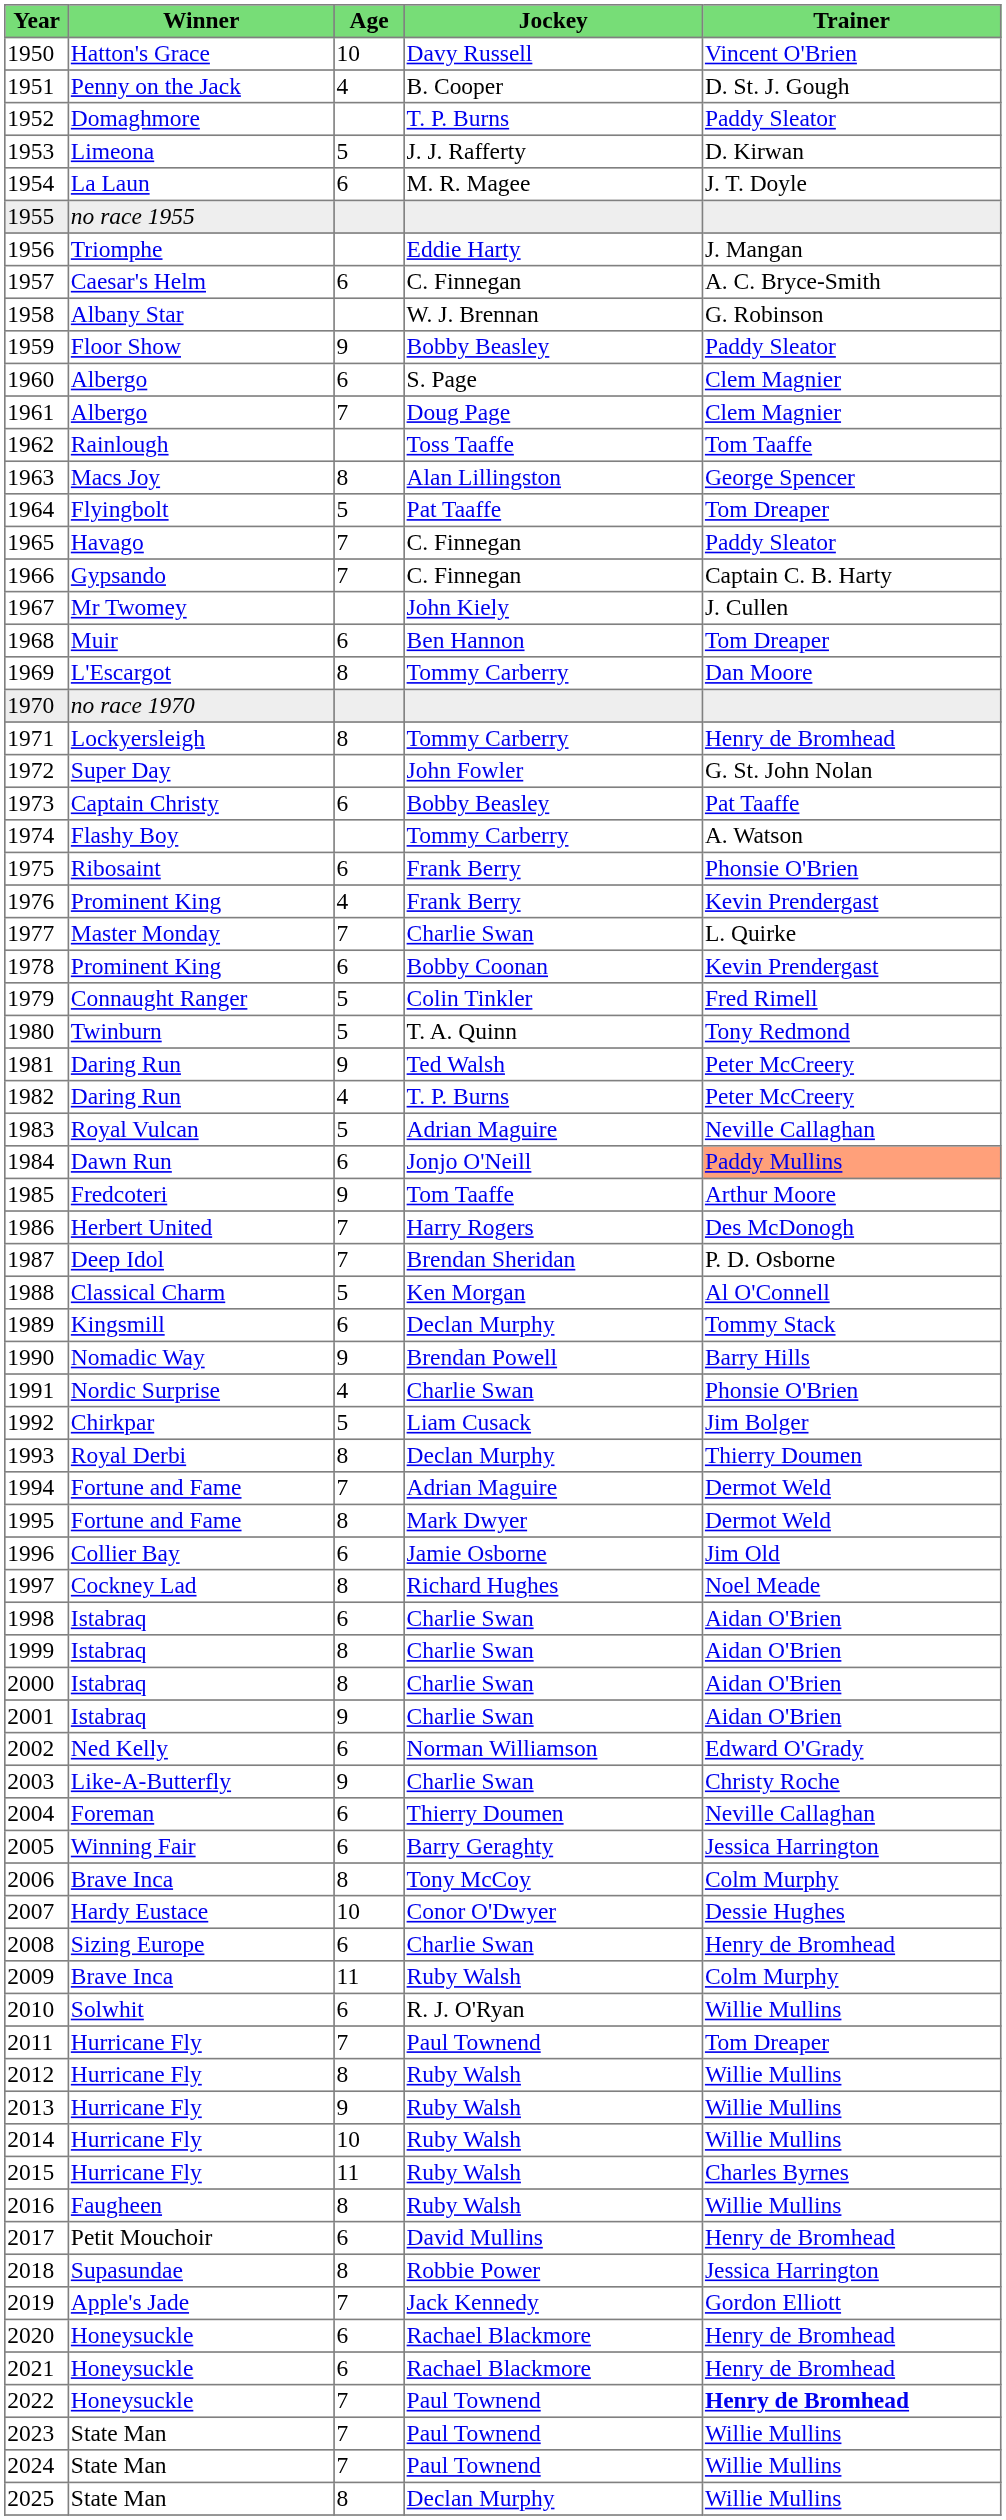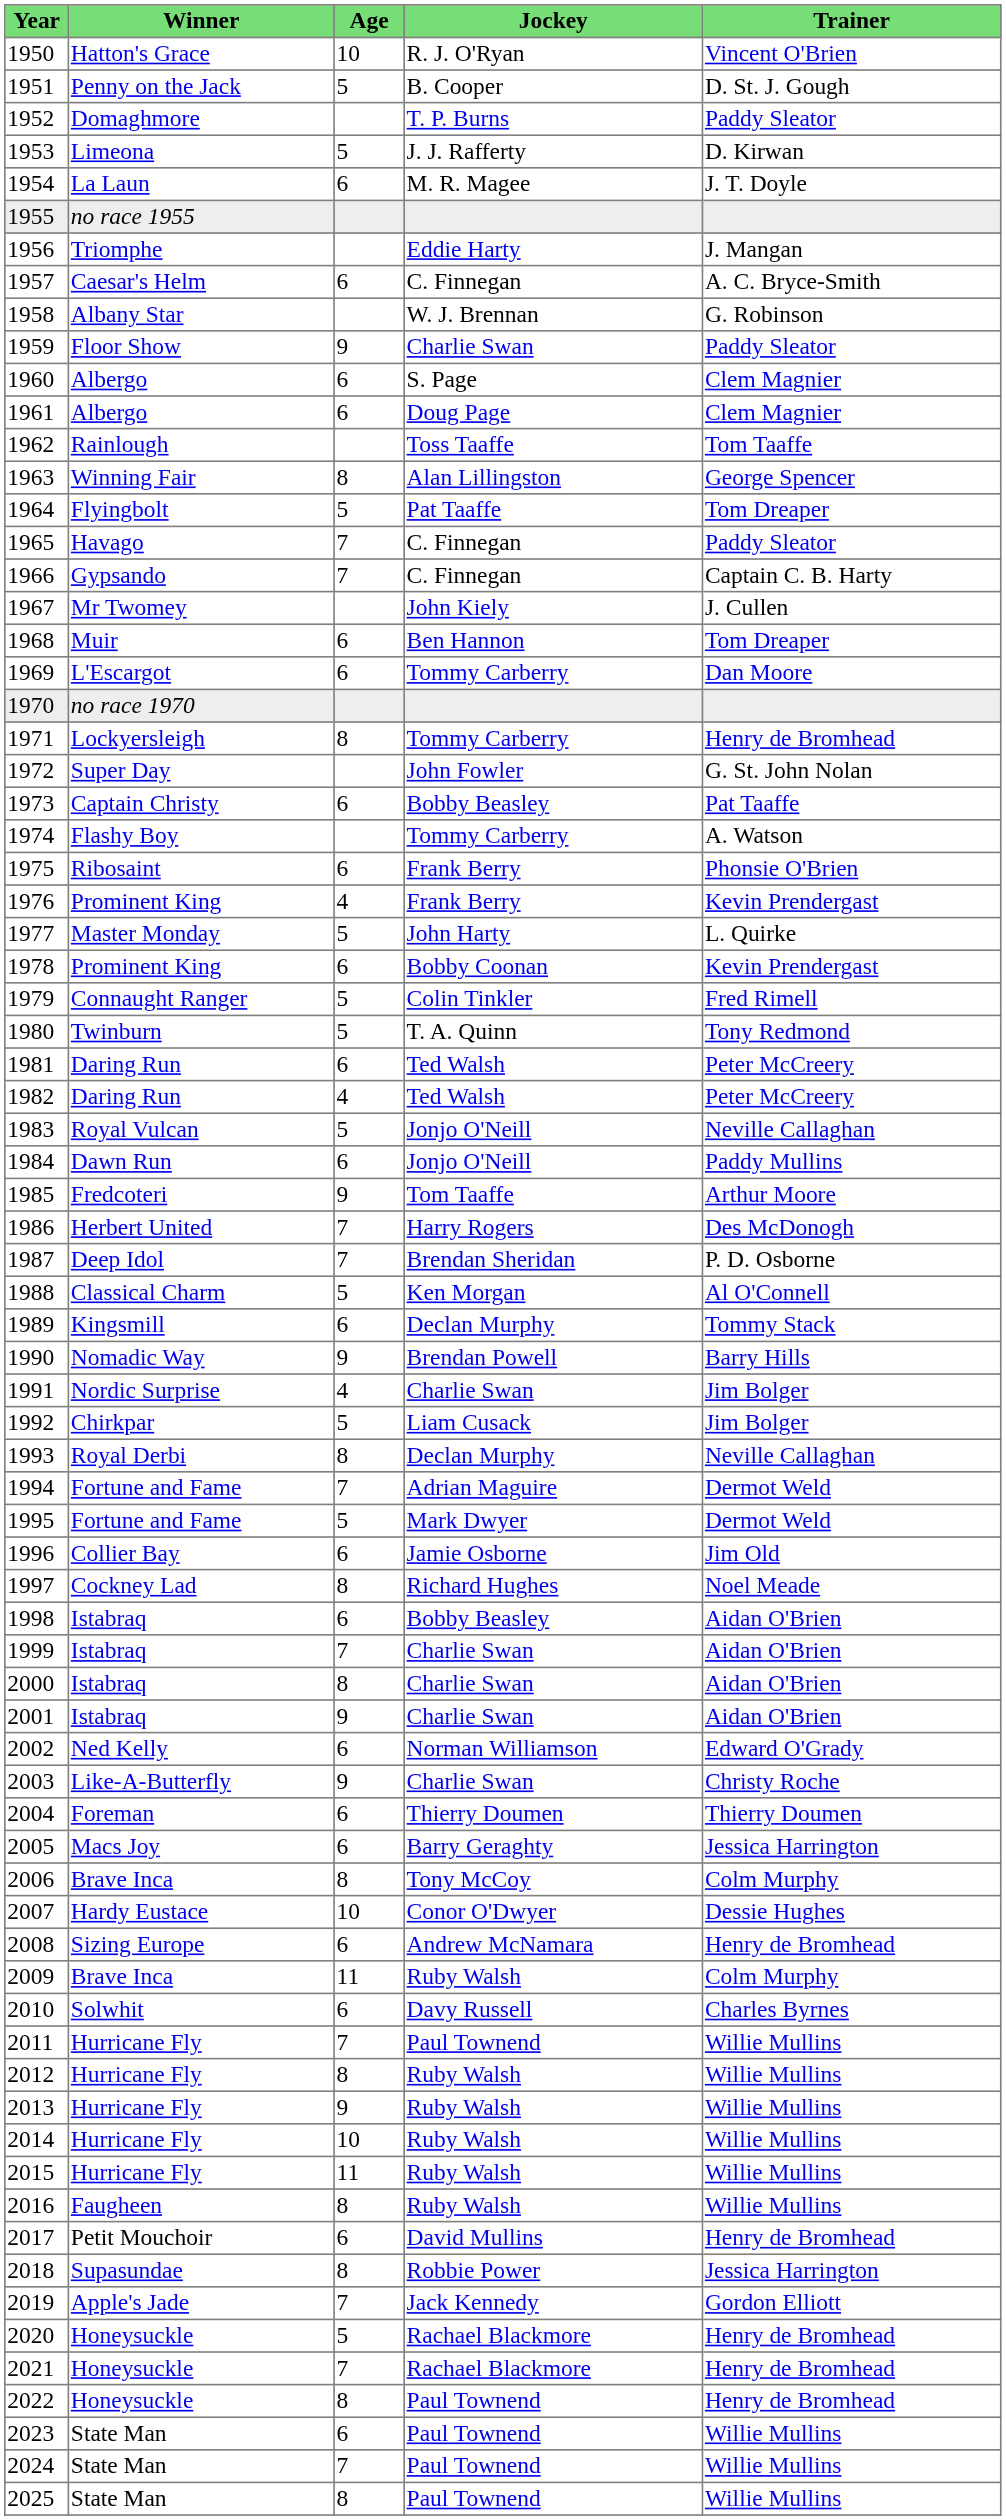(469, 53) Davy Russell -> (466, 53) R. J. O'Ryan
(342, 86) 4 -> (342, 86) 5
(478, 346) Bobby Beasley -> (470, 346) Charlie Swan
(342, 412) 7 -> (342, 412) 6
(115, 477) Macs Joy -> (133, 477) Winning Fair
(342, 672) 8 -> (342, 672) 6
(342, 933) 7 -> (342, 933) 5
(470, 933) Charlie Swan -> (458, 933) John Harty
(342, 1064) 9 -> (342, 1064) 6
(458, 1096) T. P. Burns -> (456, 1096) Ted Walsh
(482, 1129) Adrian Maguire -> (469, 1129) Jonjo O'Neill
(774, 1161) lightsalmon background -> (774, 1161) no background
(782, 1390) Phonsie O'Brien -> (757, 1390) Jim Bolger
(783, 1455) Thierry Doumen -> (790, 1455) Neville Callaghan
(342, 1520) 8 -> (342, 1520) 5
(470, 1618) Charlie Swan -> (478, 1618) Bobby Beasley
(342, 1650) 8 -> (342, 1650) 7
(790, 1813) Neville Callaghan -> (783, 1813) Thierry Doumen
(133, 1846) Winning Fair -> (115, 1846) Macs Joy
(470, 1944) Charlie Swan -> (500, 1944) Andrew McNamara
(466, 2009) R. J. O'Ryan -> (469, 2009) Davy Russell
(773, 2009) Willie Mullins -> (777, 2009) Charles Byrnes
(767, 2042) Tom Dreaper -> (773, 2042) Willie Mullins
(777, 2172) Charles Byrnes -> (773, 2172) Willie Mullins
(342, 2335) 6 -> (342, 2335) 5
(342, 2368) 6 -> (342, 2368) 7
(342, 2400) 7 -> (342, 2400) 8
(807, 2400) bold -> (800, 2400) normal
(342, 2433) 7 -> (342, 2433) 6
(481, 2498) Declan Murphy -> (474, 2498) Paul Townend
